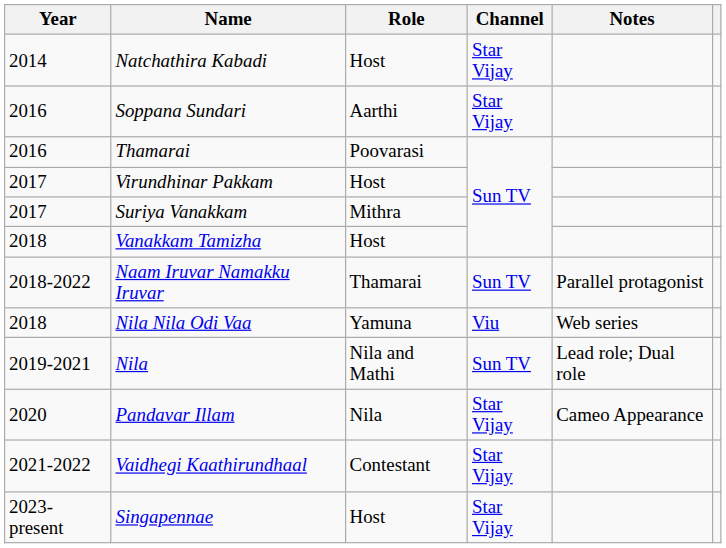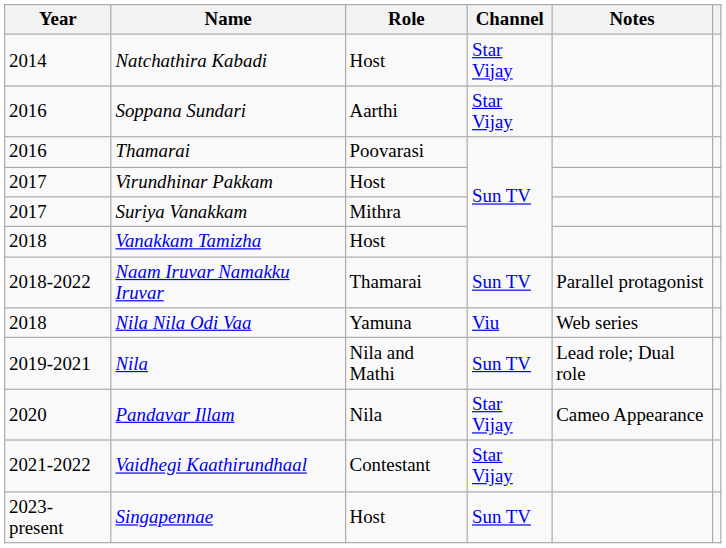(492, 516) Star Vijay -> (501, 516) Sun TV
